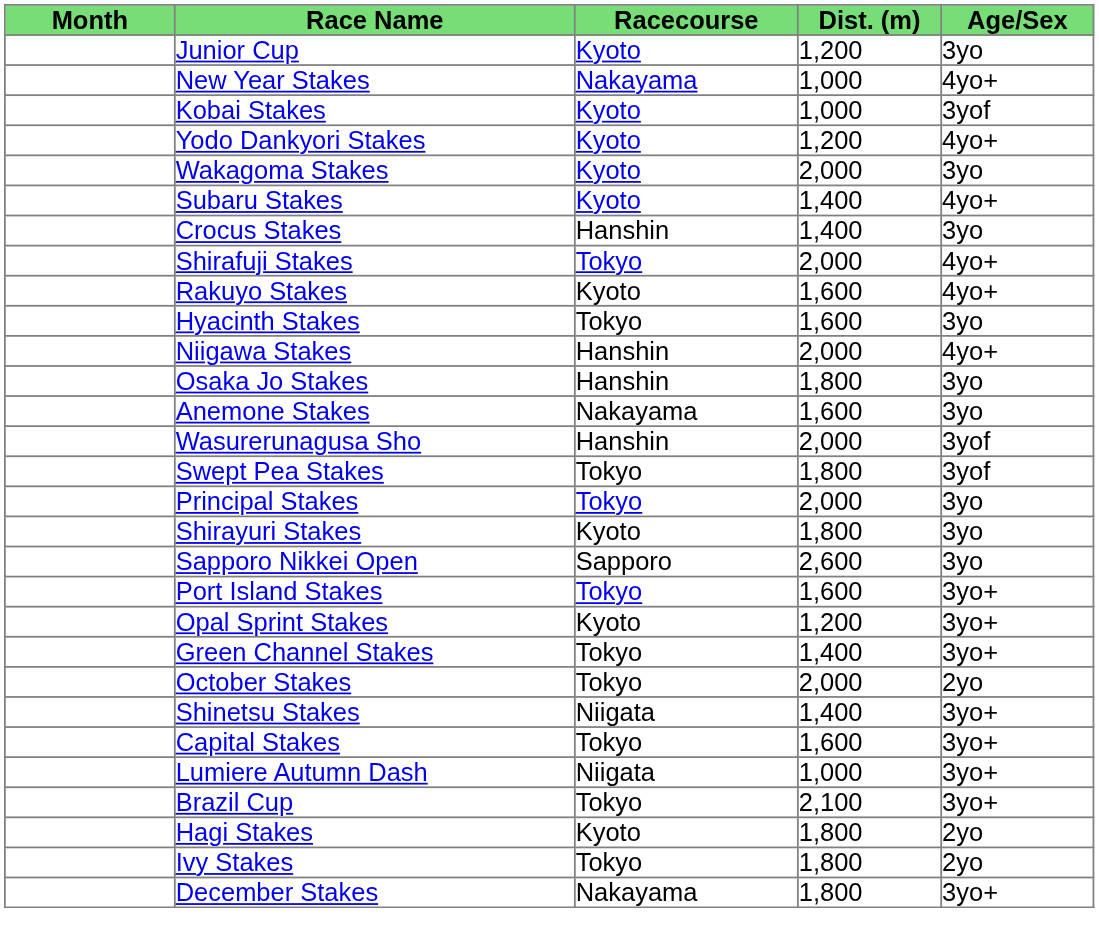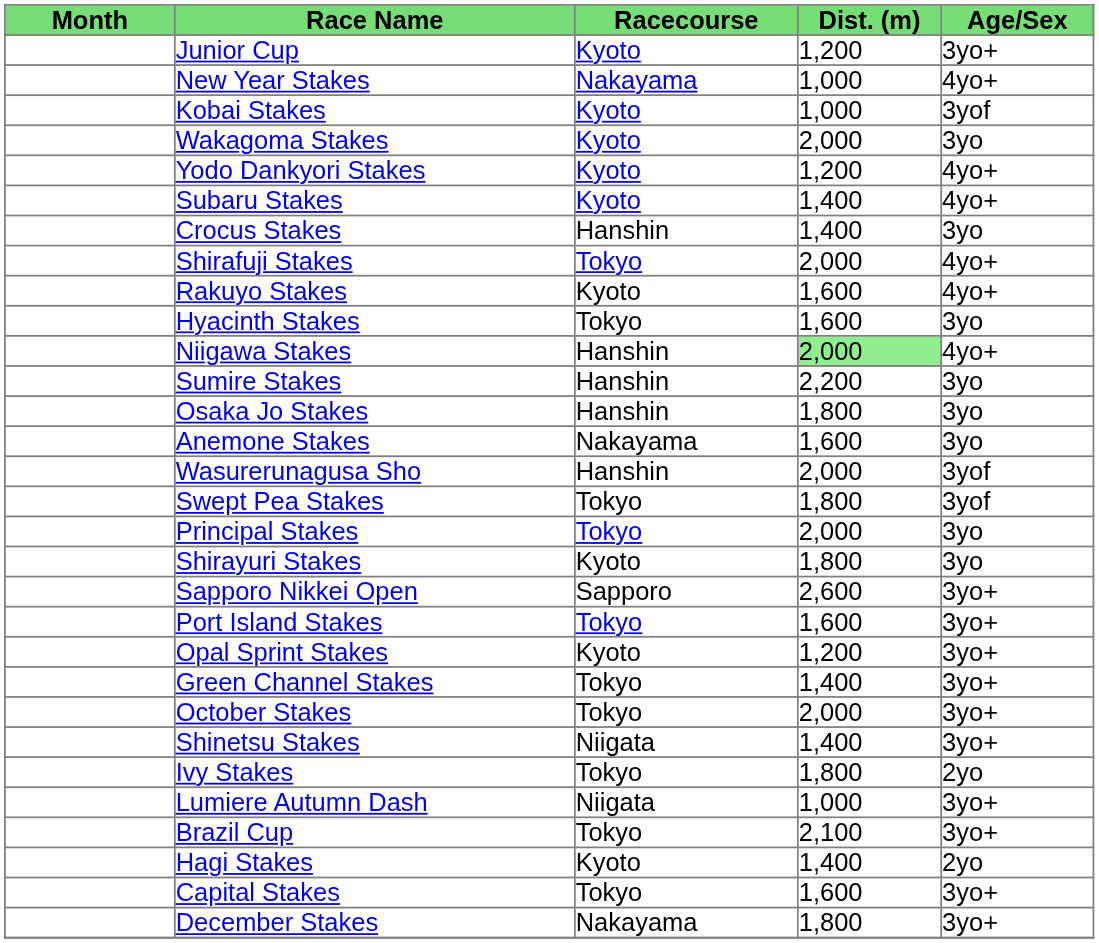(963, 50) 3yo -> (970, 50) 3yo+
rows swapped: (301, 140) <-> (282, 170)
(831, 351) no background -> (831, 351) lightgreen background
+ row: (259, 381)
(963, 562) 3yo -> (970, 592) 3yo+
(963, 682) 2yo -> (970, 712) 3yo+
rows swapped: (234, 862) <-> (258, 742)
(831, 832) 1,800 -> (831, 862) 1,400
